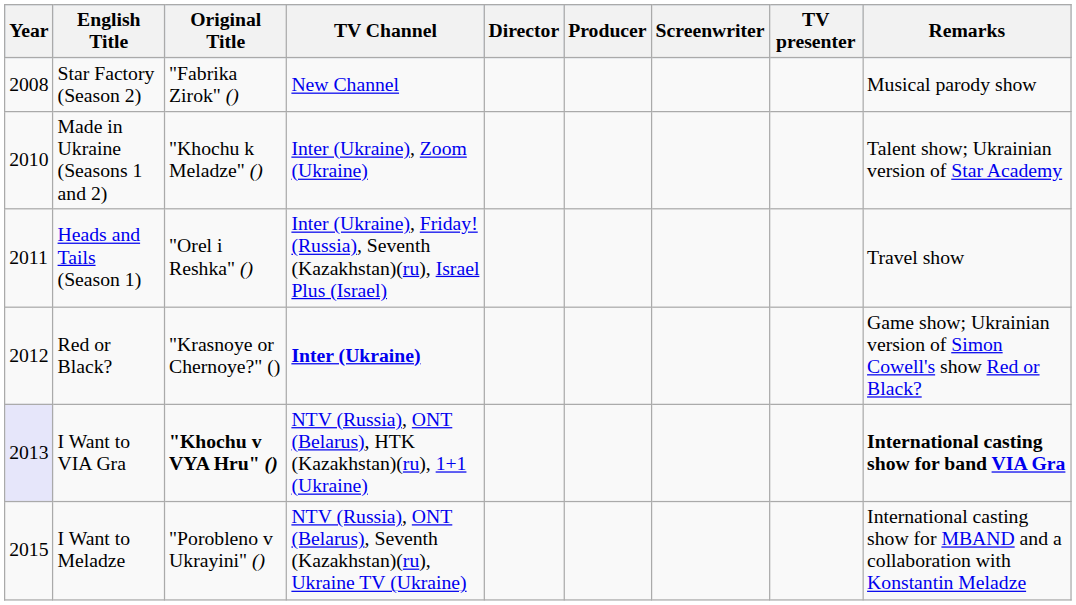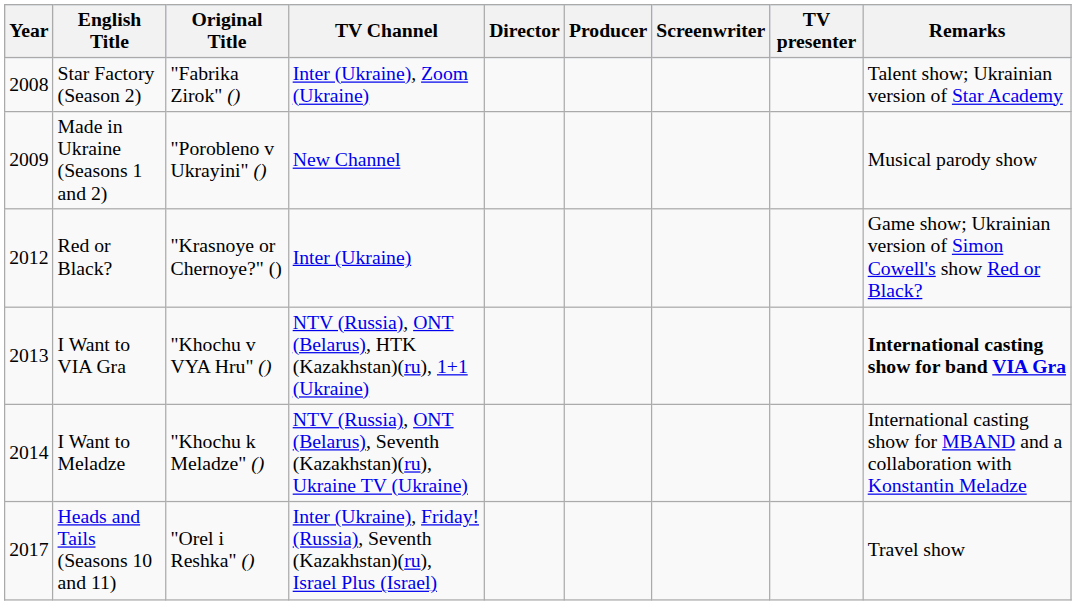(345, 84) New Channel -> (380, 84) Inter (Ukraine), Zoom (Ukraine)
(952, 84) Musical parody show -> (965, 84) Talent show; Ukrainian version of Star Academy
(29, 160) 2010 -> (29, 160) 2009
(216, 160) "Khochu k Meladze" () -> (222, 160) "Porobleno v Ukrayini" ()
(379, 160) Inter (Ukraine), Zoom (Ukraine) -> (347, 160) New Channel
(965, 160) Talent show; Ukrainian version of Star Academy -> (952, 160) Musical parody show
- row: (99, 257)
(356, 355) bold -> (352, 257) normal
(29, 452) lavender background -> (29, 355) no background
(223, 452) bold -> (221, 355) normal
(29, 550) 2015 -> (29, 452) 2014
(221, 550) "Porobleno v Ukrayini" () -> (217, 452) "Khochu k Meladze" ()
+ row: (105, 550)
